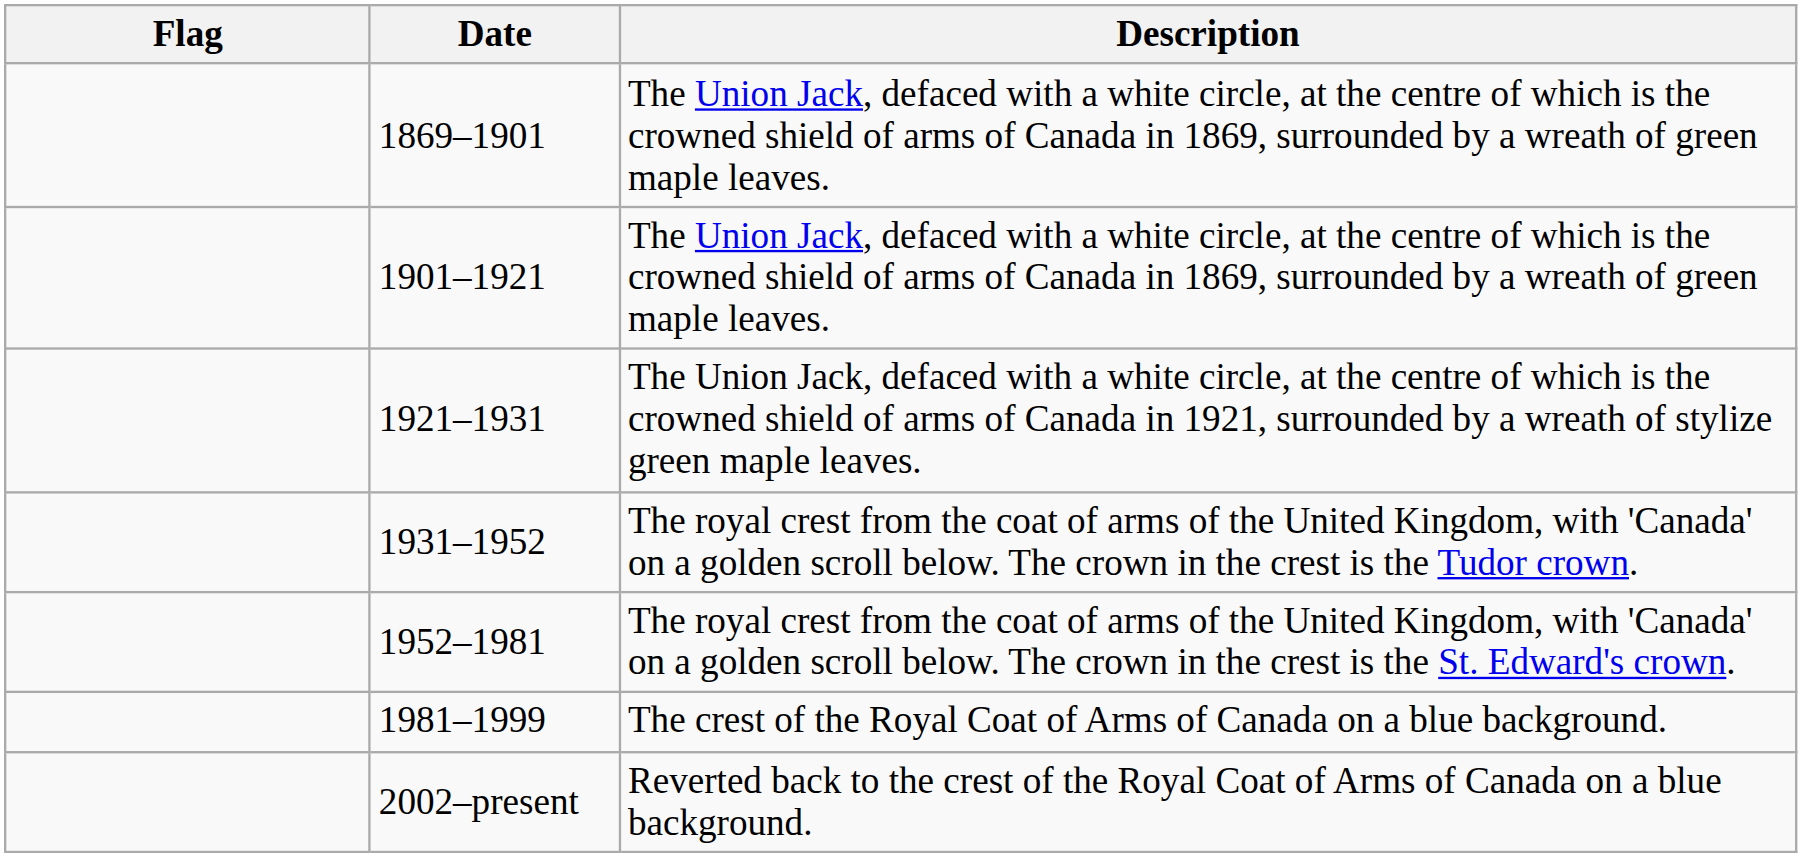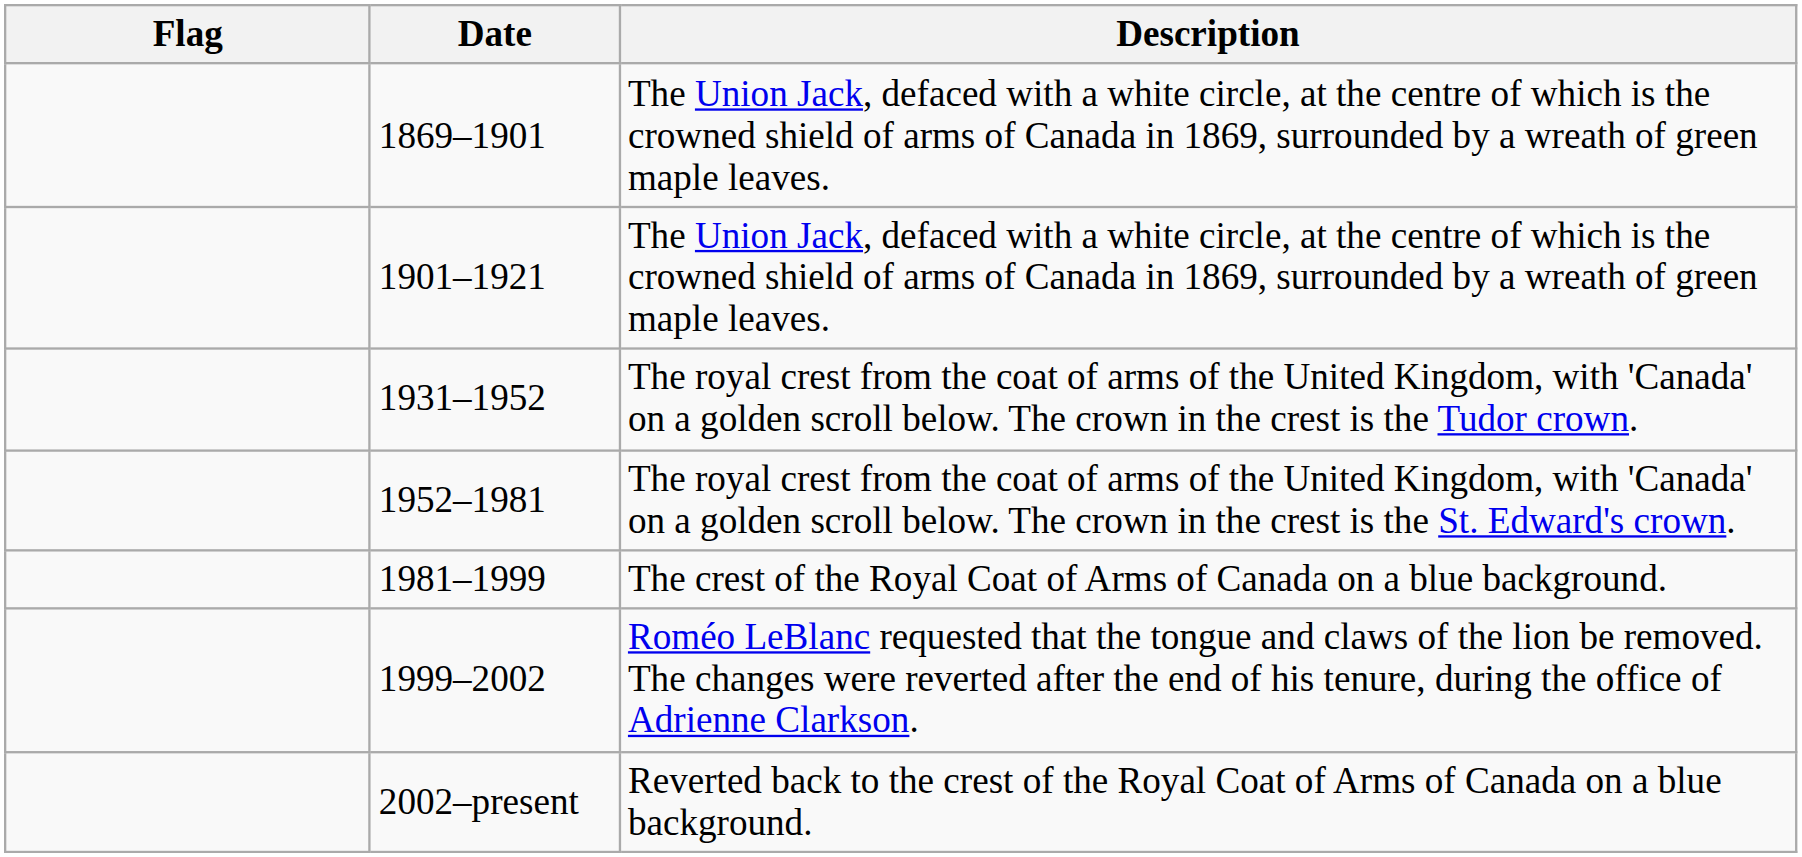- row: (462, 419)
+ row: (462, 679)
